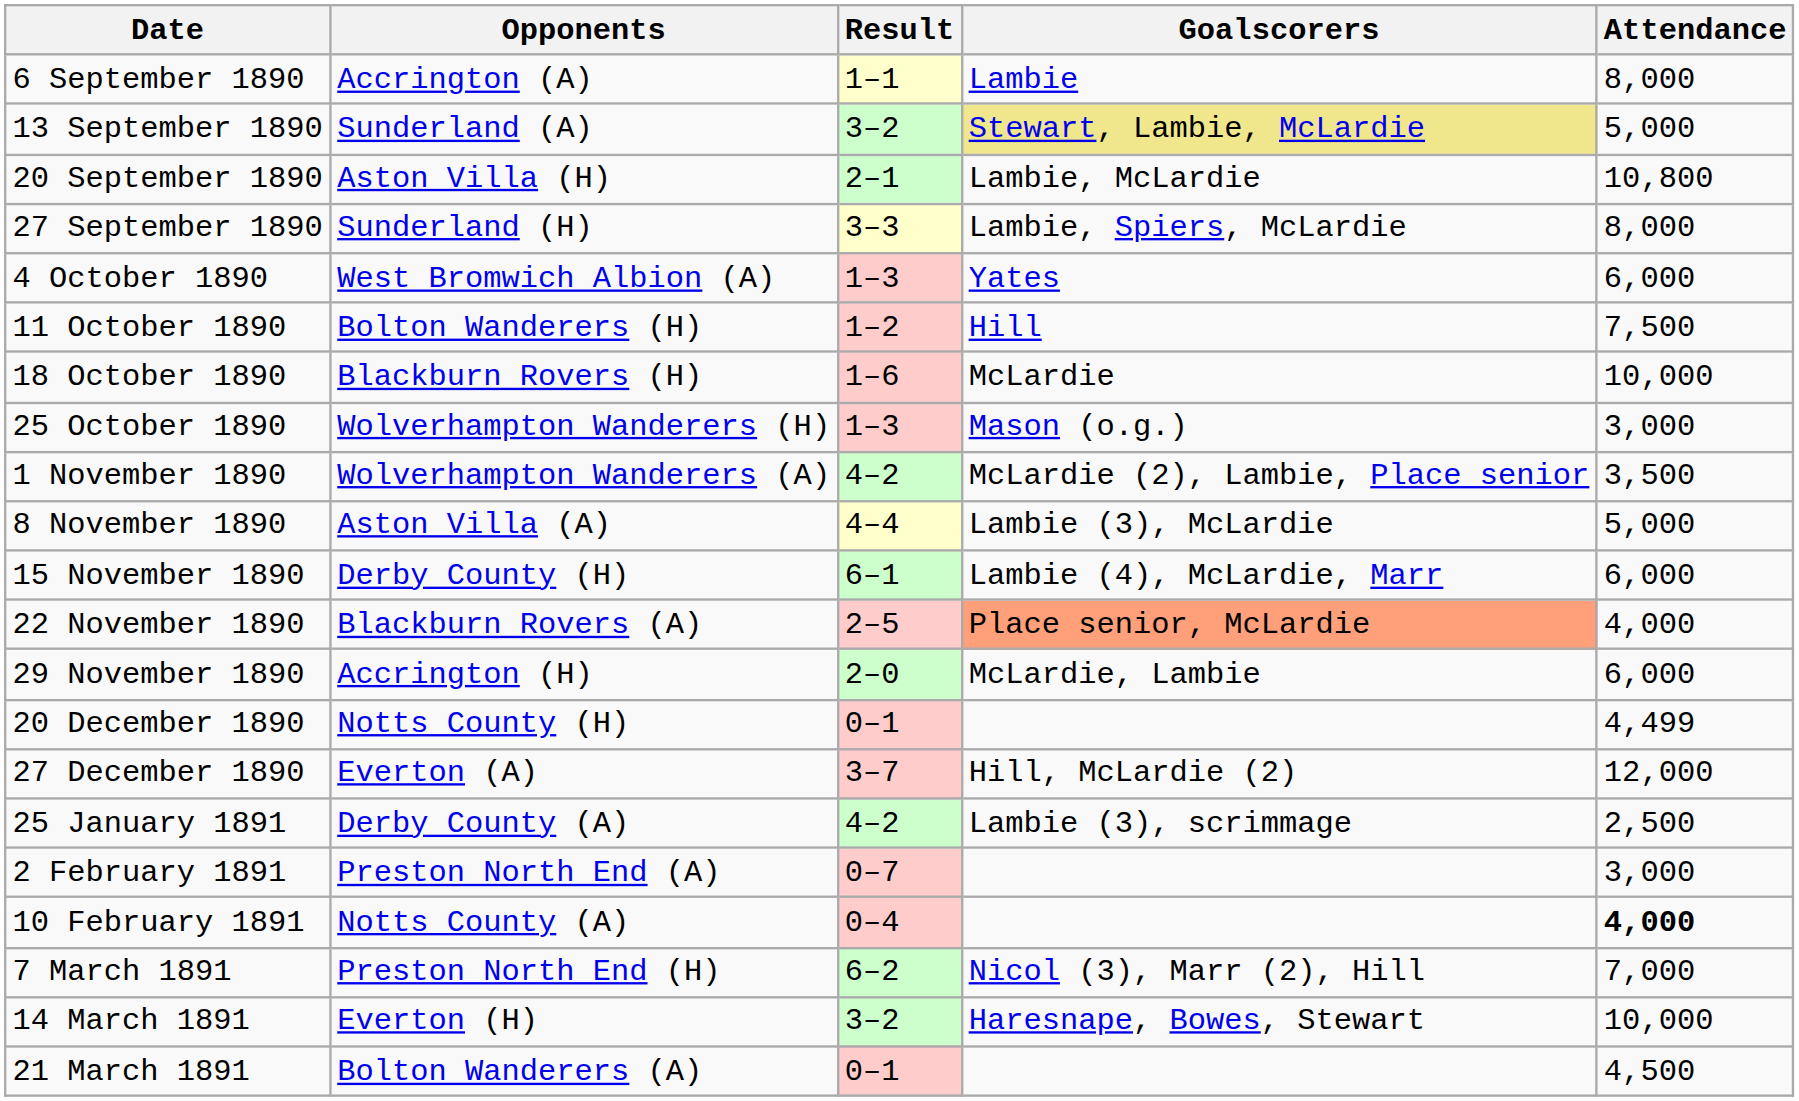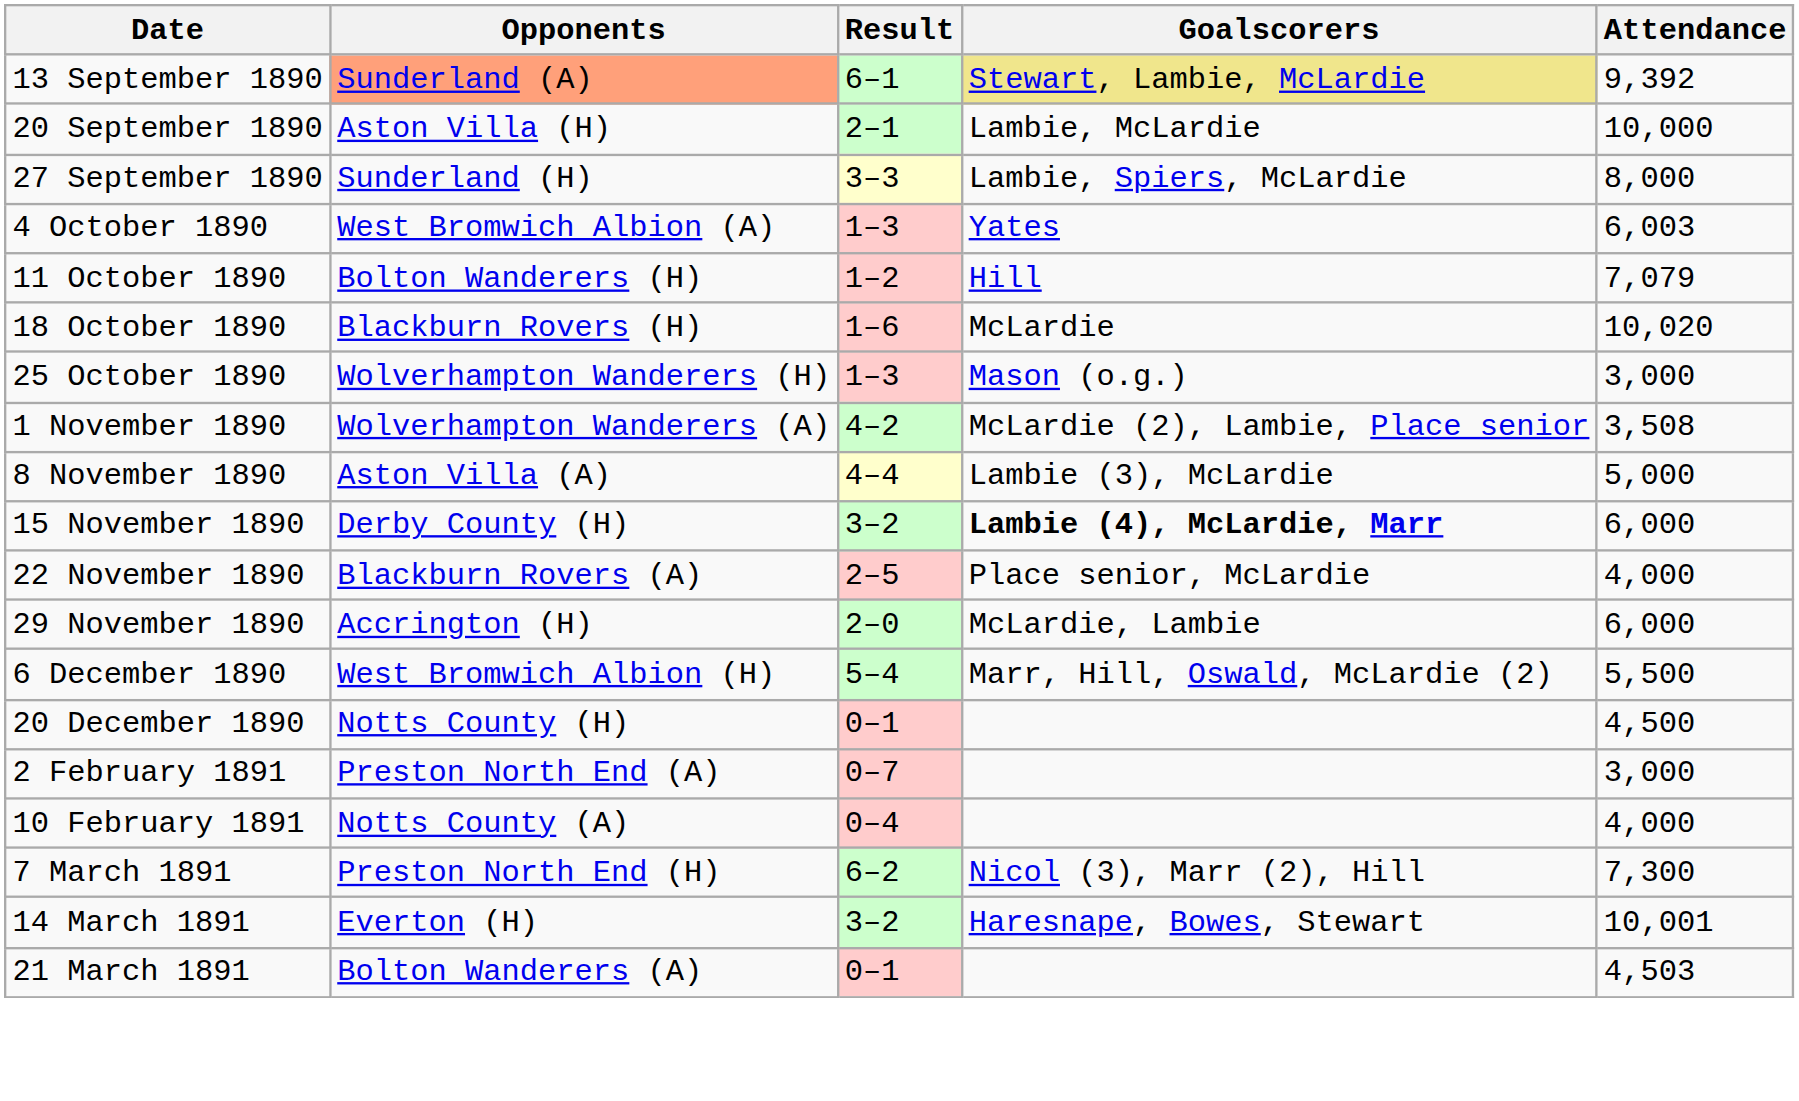- row: (158, 80)
(465, 129) no background -> (465, 80) lightsalmon background
(872, 129) 3–2 -> (872, 80) 6–1
(1650, 129) 5,000 -> (1650, 80) 9,392
(1659, 179) 10,800 -> (1659, 129) 10,000
(1650, 278) 6,000 -> (1650, 228) 6,003
(1650, 327) 7,500 -> (1650, 278) 7,079
(1659, 377) 10,000 -> (1659, 327) 10,020
(1650, 476) 3,500 -> (1650, 427) 3,508
(872, 575) 6–1 -> (872, 526) 3–2
(1206, 575) normal -> (1206, 526) bold
(1169, 625) lightsalmon background -> (1169, 575) no background
+ row: (149, 674)
(1650, 724) 4,499 -> (1650, 724) 4,500
- row: (158, 774)
- row: (149, 823)
(1650, 922) bold -> (1650, 823) normal
(1650, 972) 7,000 -> (1650, 873) 7,300
(1659, 1022) 10,000 -> (1659, 922) 10,001
(1650, 1071) 4,500 -> (1650, 972) 4,503
